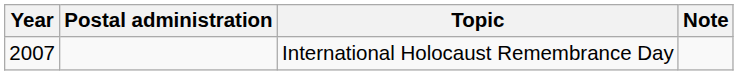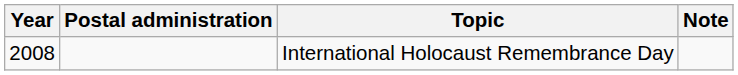(32, 53) 2007 -> (32, 53) 2008
